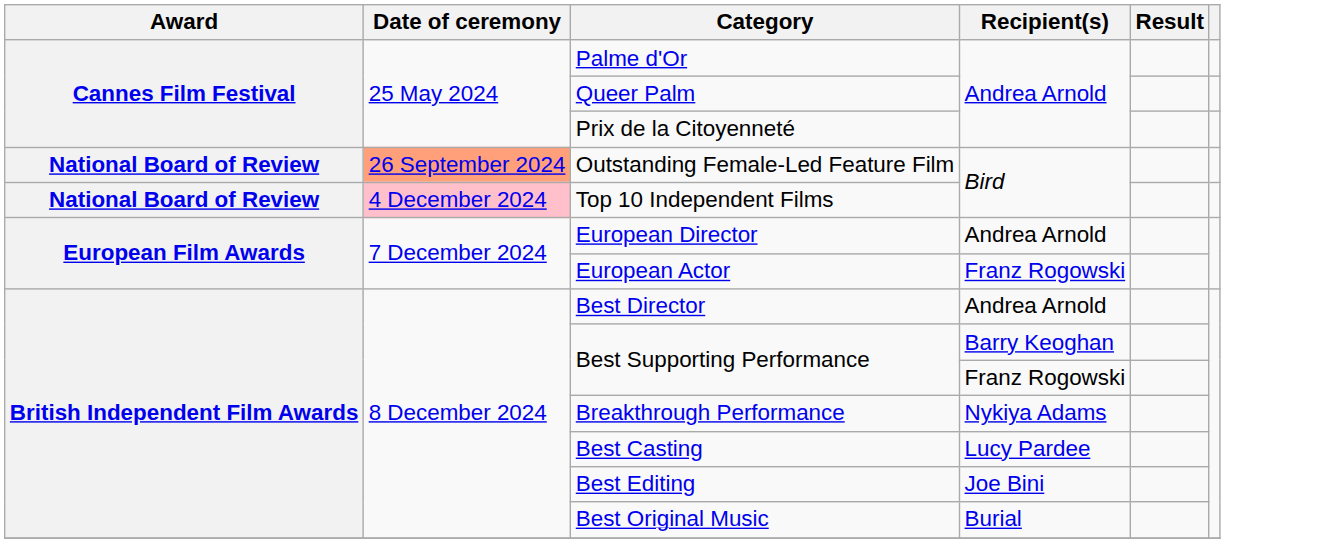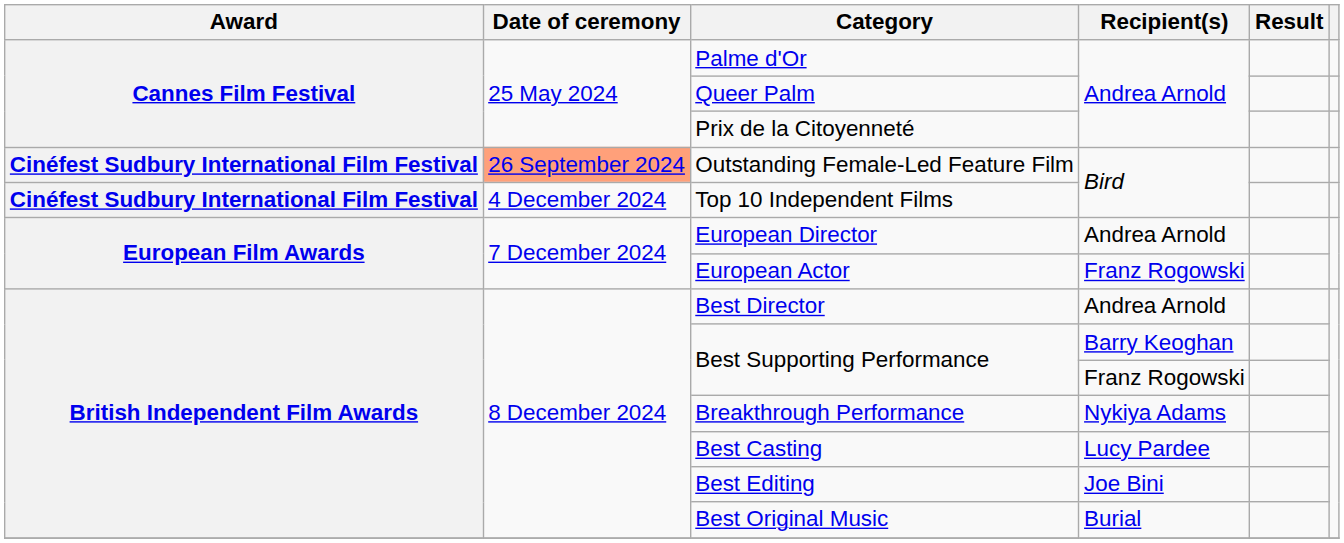(184, 164) National Board of Review -> (244, 164) Cinéfest Sudbury International Film Festival
(184, 199) National Board of Review -> (244, 199) Cinéfest Sudbury International Film Festival
(458, 199) pink background -> (577, 199) no background
